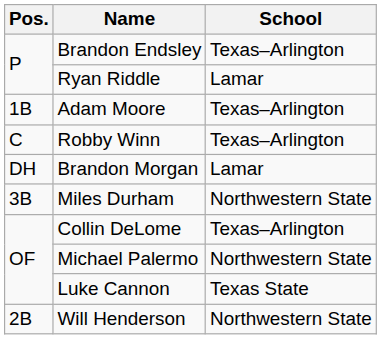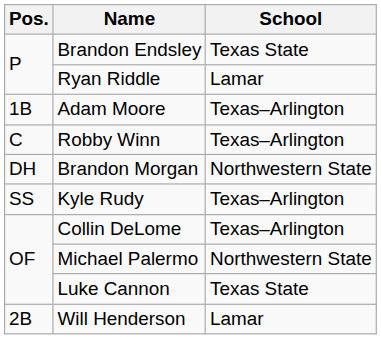(277, 49) Texas–Arlington -> (259, 49) Texas State
(237, 169) Lamar -> (291, 169) Northwestern State
- row: (116, 199)
+ row: (101, 199)
(291, 318) Northwestern State -> (237, 318) Lamar
